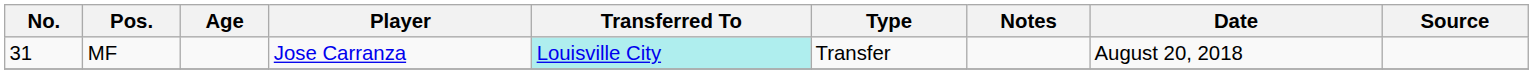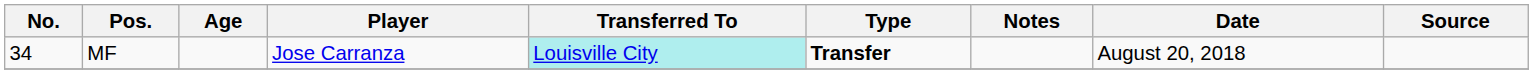(21, 53) 31 -> (21, 53) 34
(853, 53) normal -> (851, 53) bold
